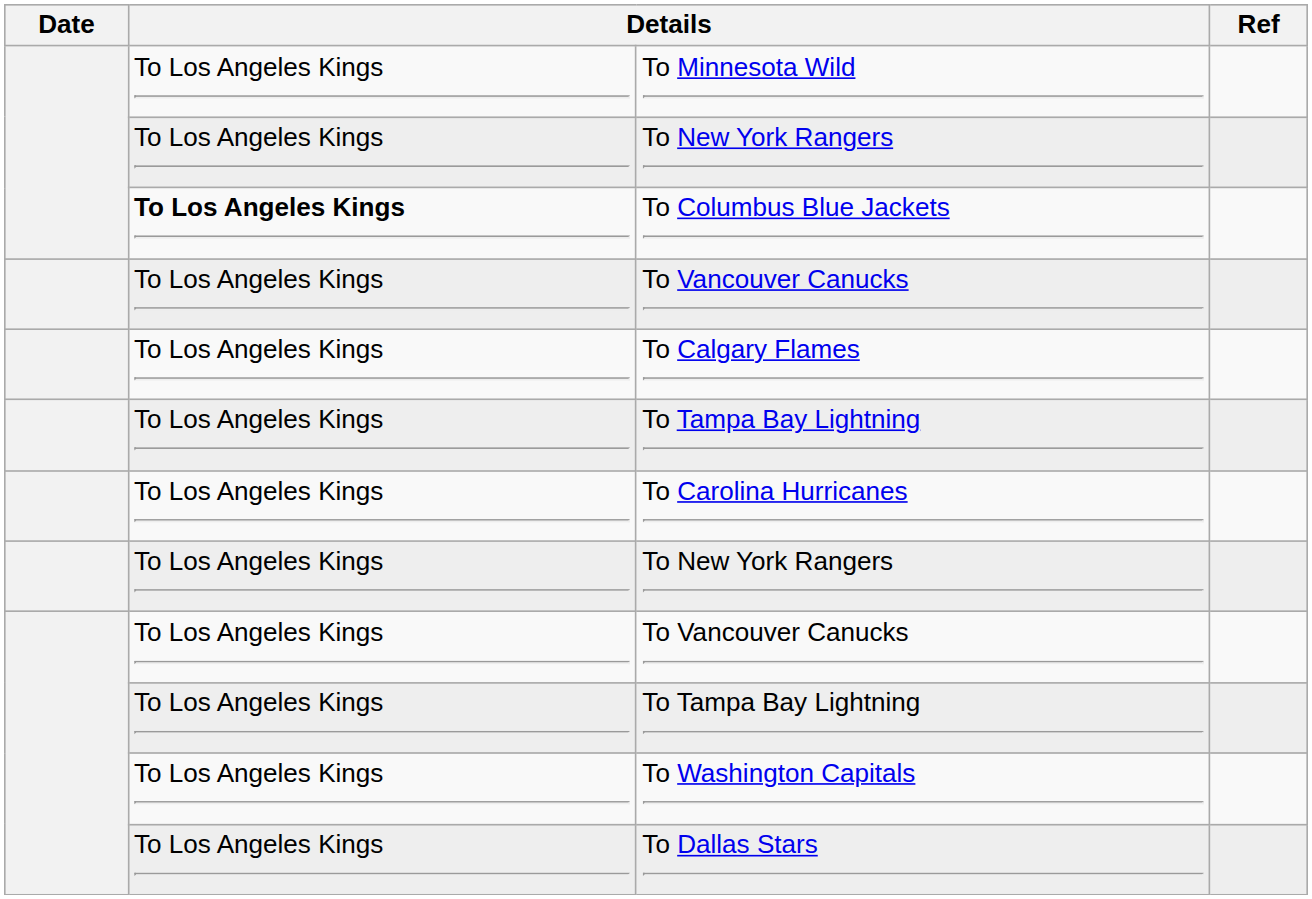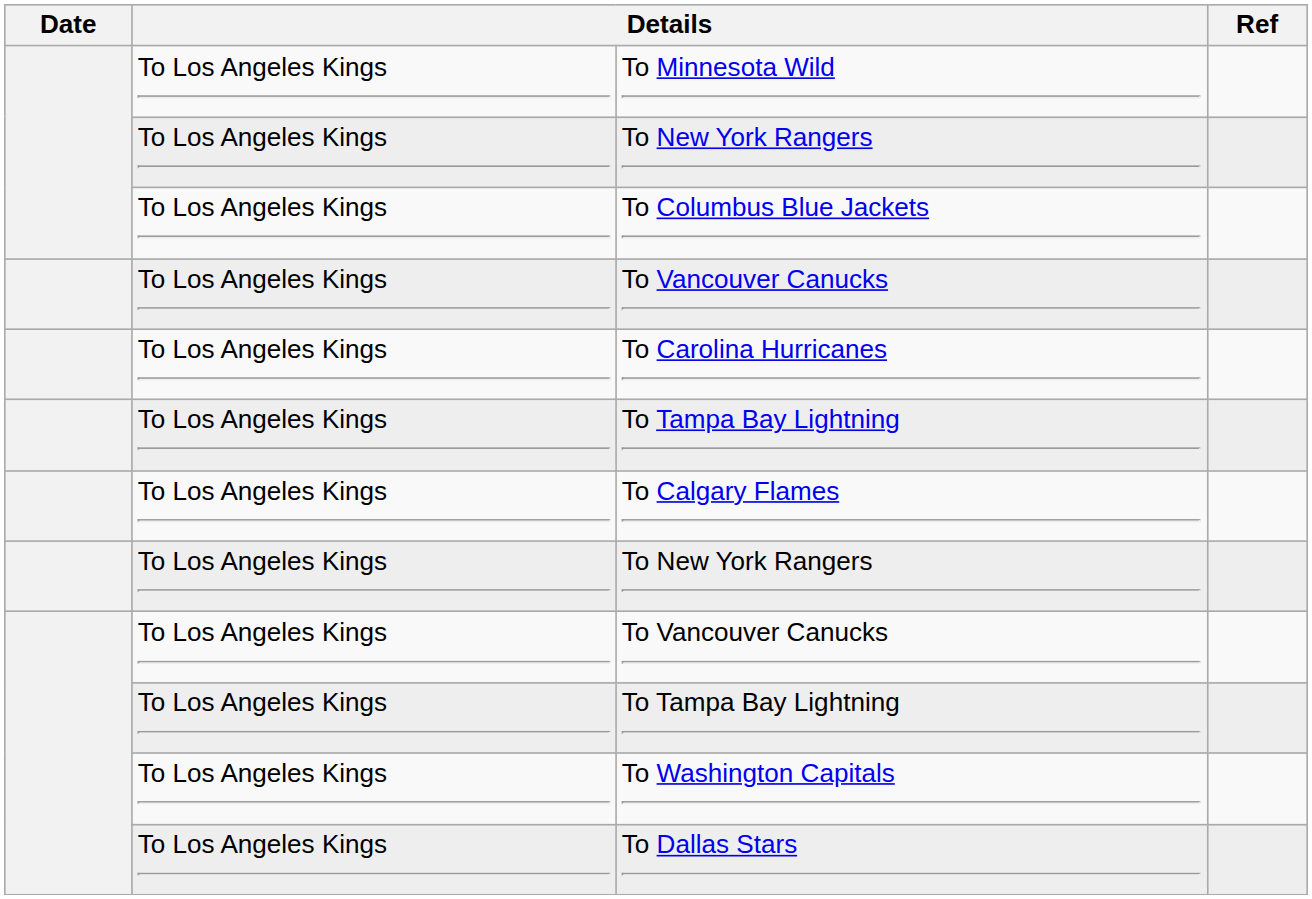(382, 216) bold -> (374, 216) normal
rows swapped: (66, 506) <-> (66, 364)
